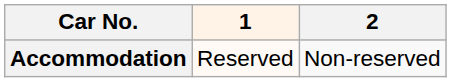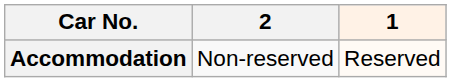columns swapped: (245, 22) <-> (372, 22)
